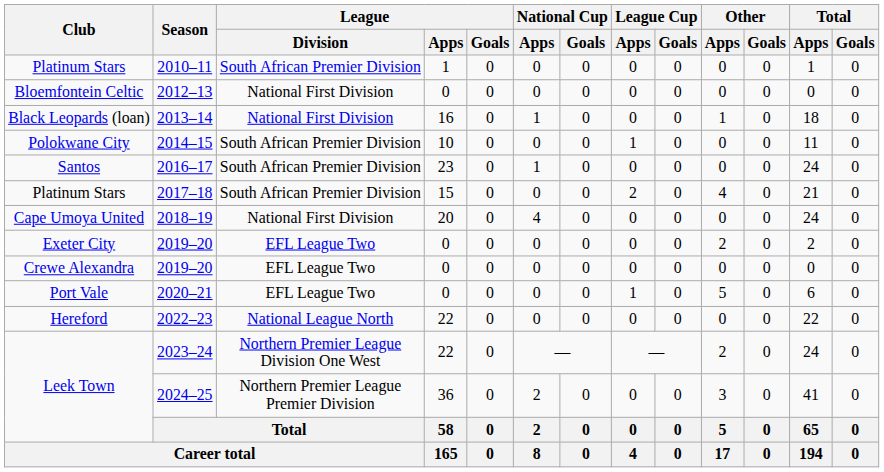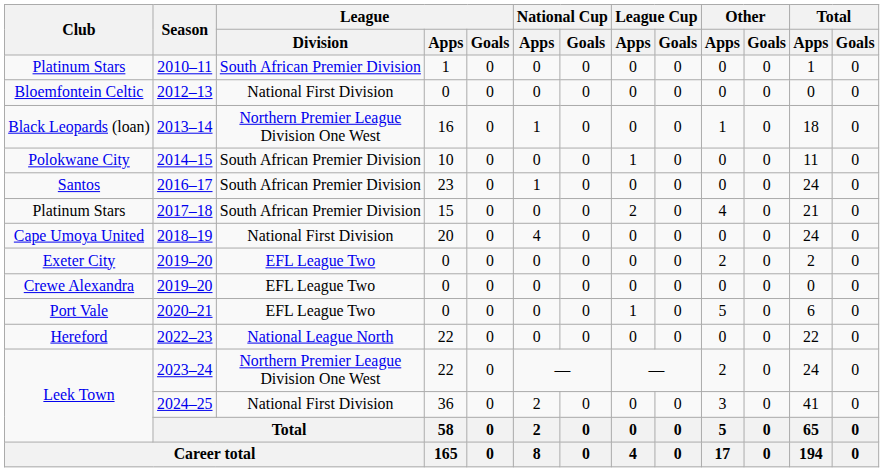(320, 117) National First Division -> (320, 126) Northern Premier League Division One West
(320, 395) Northern Premier League Premier Division -> (320, 404) National First Division
